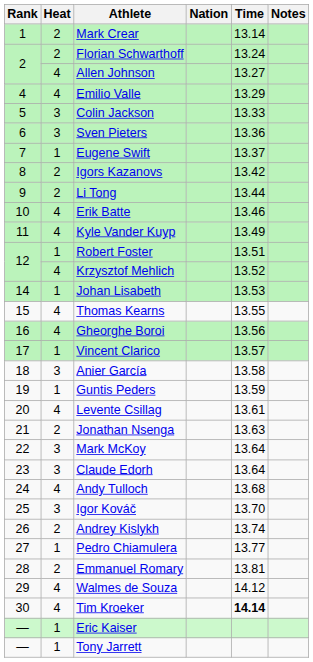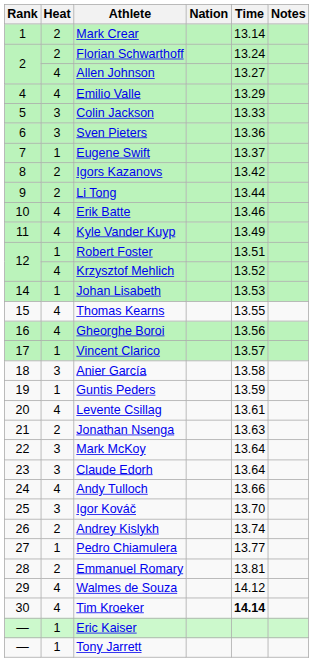(250, 489) 13.68 -> (250, 489) 13.66
